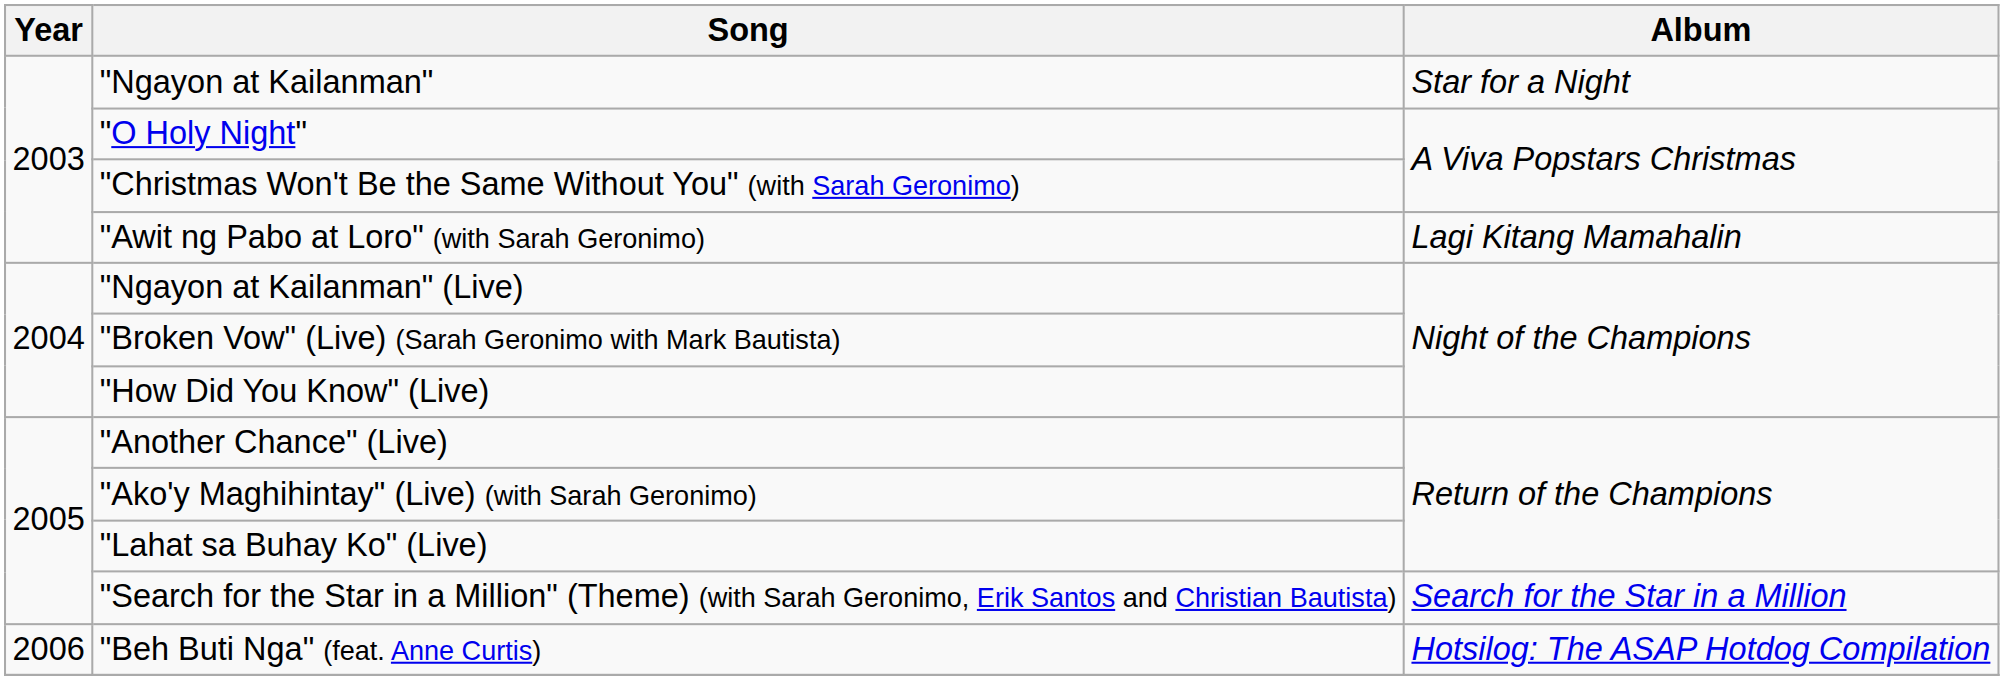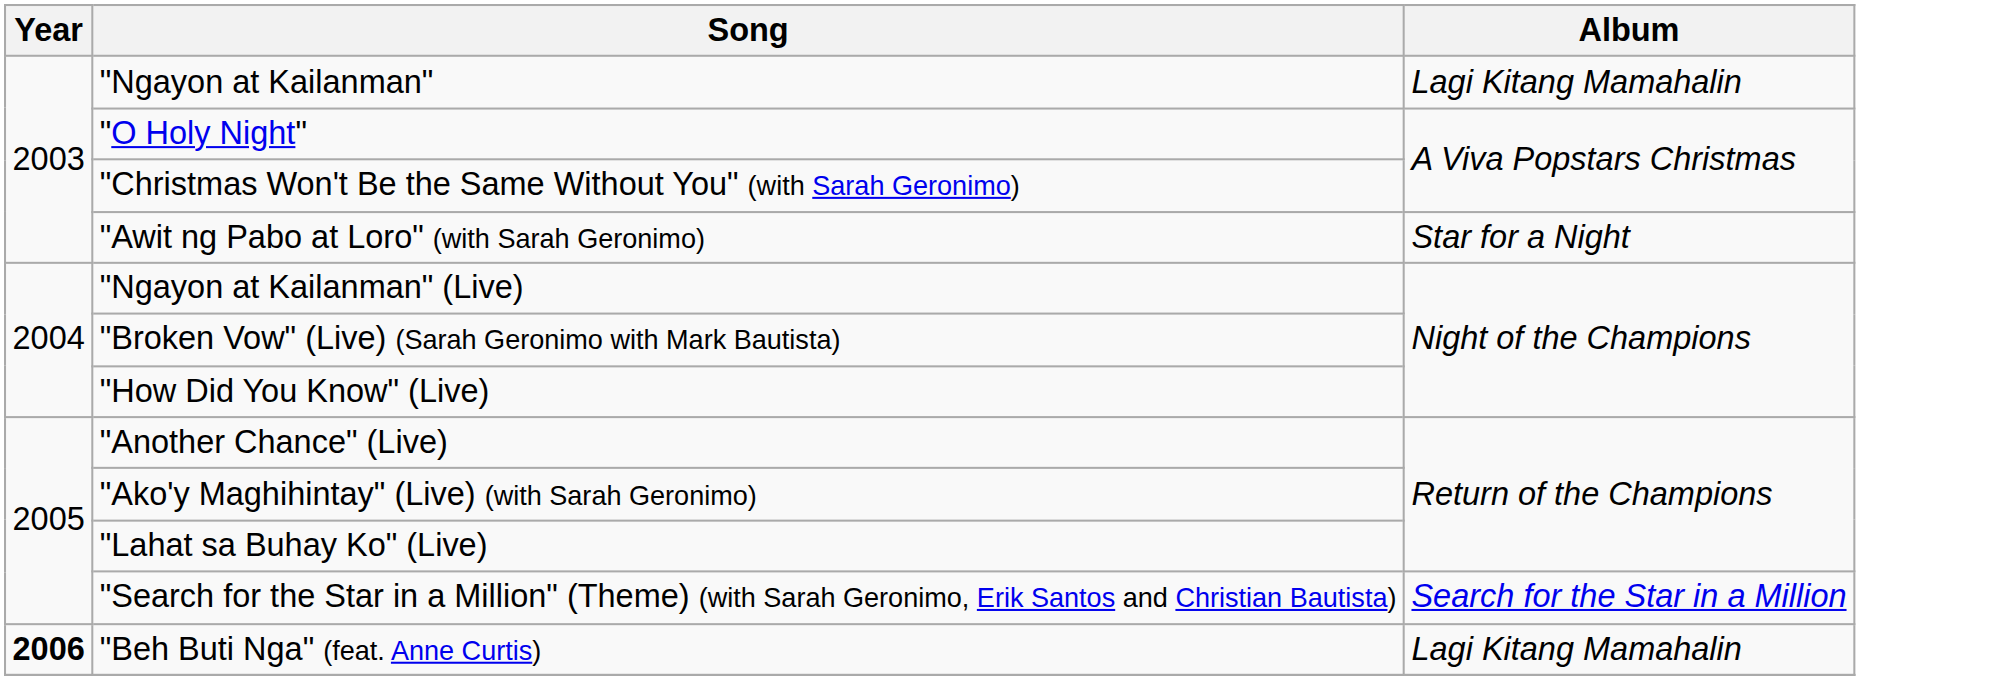(1521, 81) Star for a Night -> (1577, 81) Lagi Kitang Mamahalin
(1577, 236) Lagi Kitang Mamahalin -> (1521, 236) Star for a Night
(49, 648) normal -> (49, 648) bold
(1701, 648) Hotsilog: The ASAP Hotdog Compilation -> (1577, 648) Lagi Kitang Mamahalin
